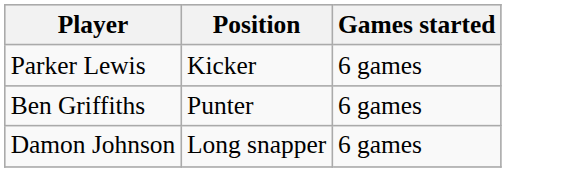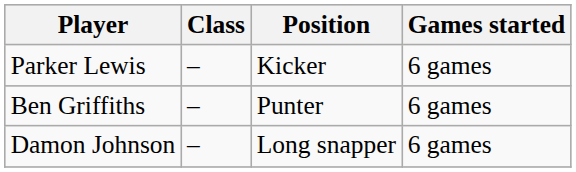+ column: (216, 24)
